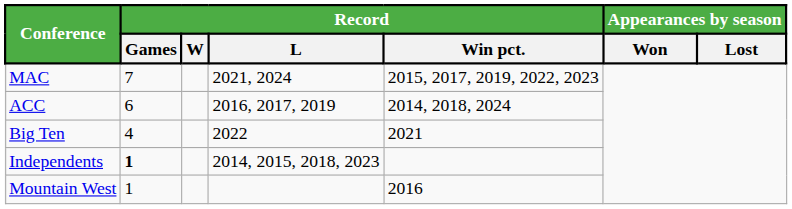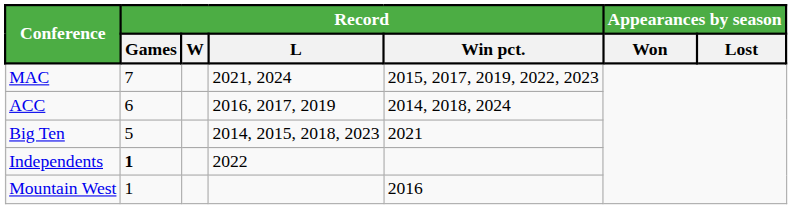(129, 133) 4 -> (129, 133) 5
(230, 133) 2022 -> (296, 133) 2014, 2015, 2018, 2023
(296, 161) 2014, 2015, 2018, 2023 -> (230, 161) 2022
